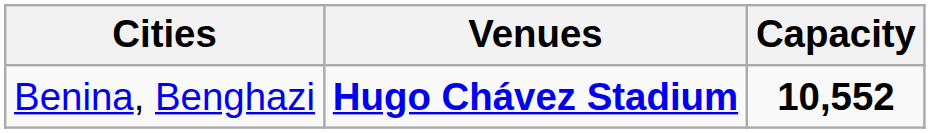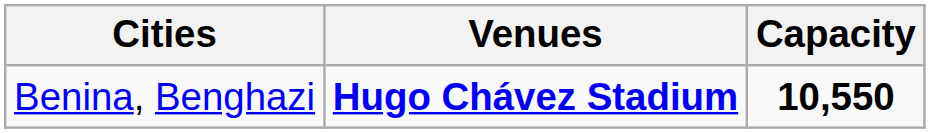(836, 95) 10,552 -> (836, 95) 10,550
